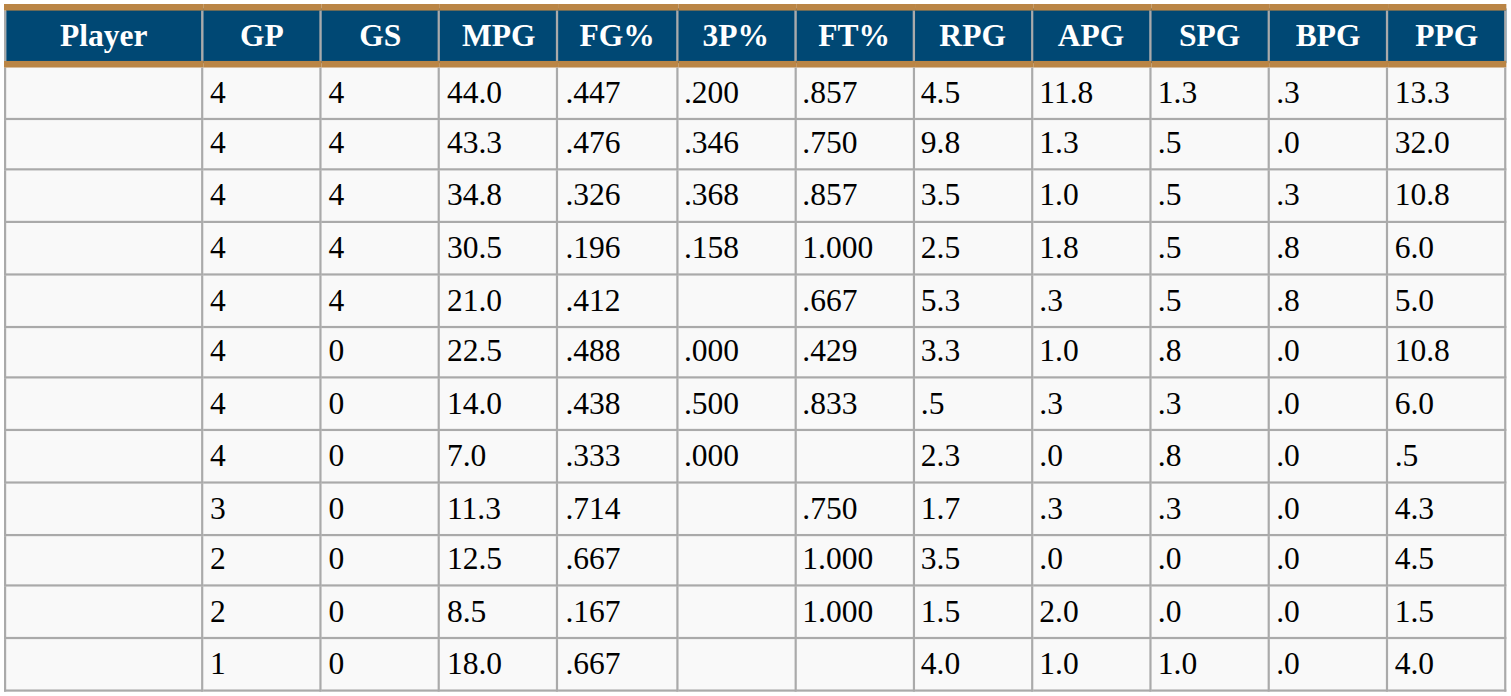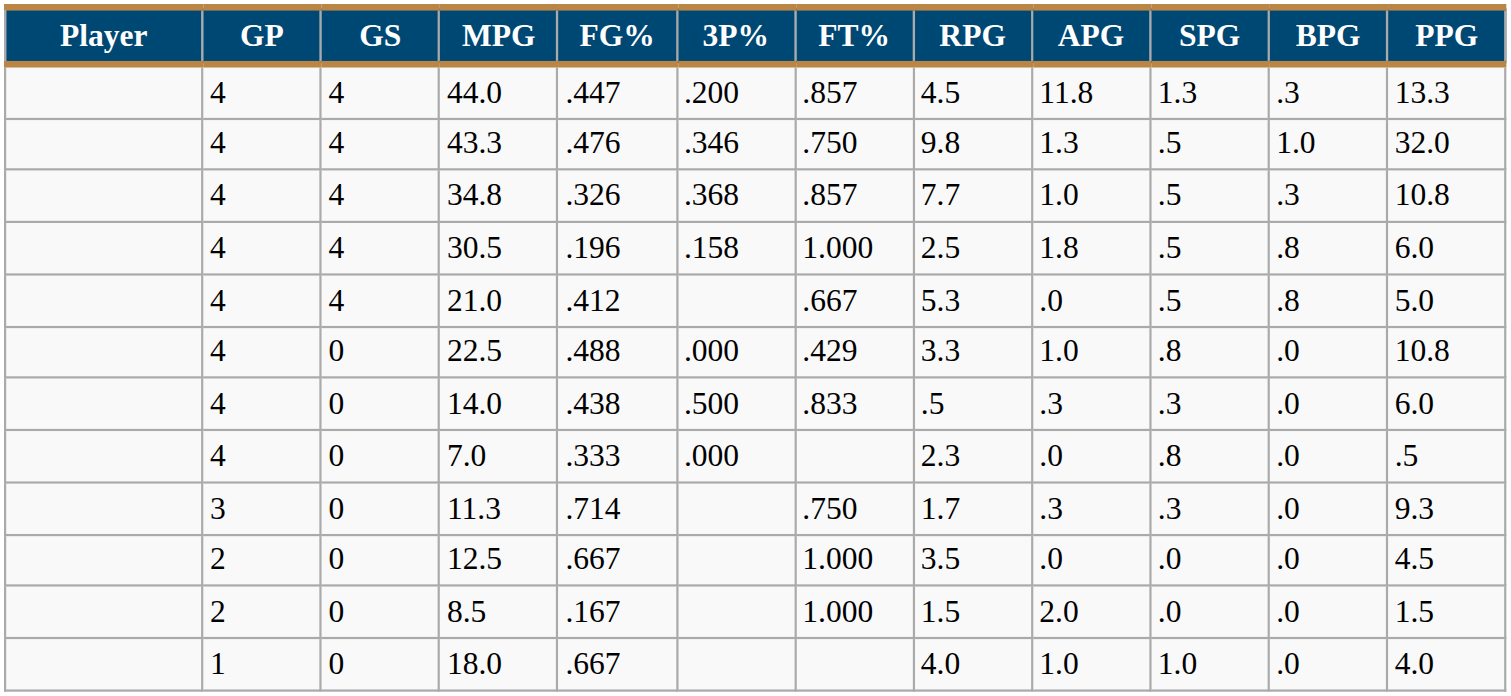(1288, 143) .0 -> (1296, 143) 1.0
(941, 195) 3.5 -> (941, 195) 7.7
(1051, 299) .3 -> (1051, 299) .0
(1414, 507) 4.3 -> (1414, 507) 9.3
